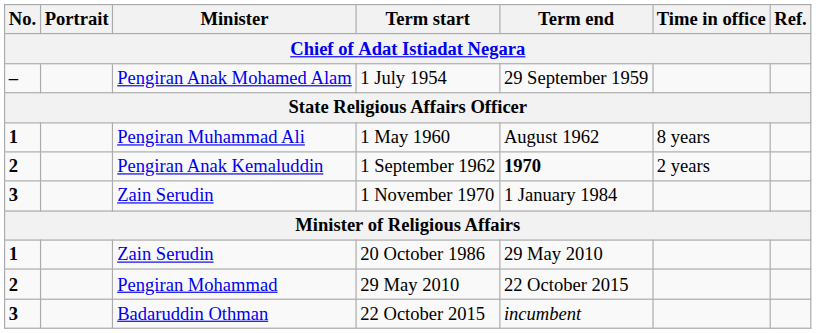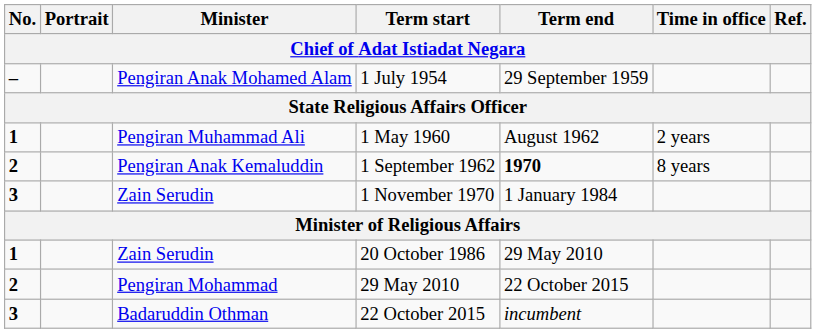(683, 136) 8 years -> (683, 136) 2 years
(683, 166) 2 years -> (683, 166) 8 years
